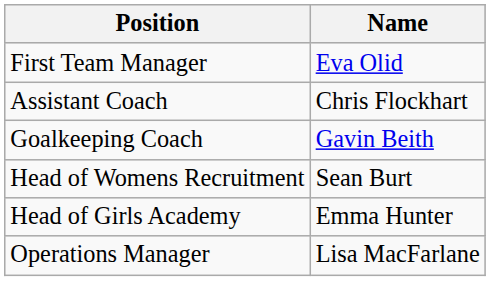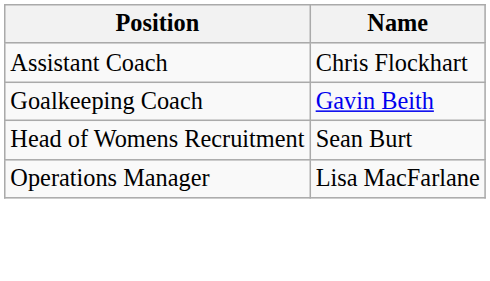- row: (109, 62)
- row: (126, 216)
